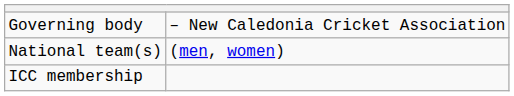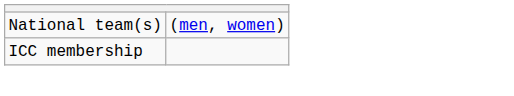- row: (76, 25)
